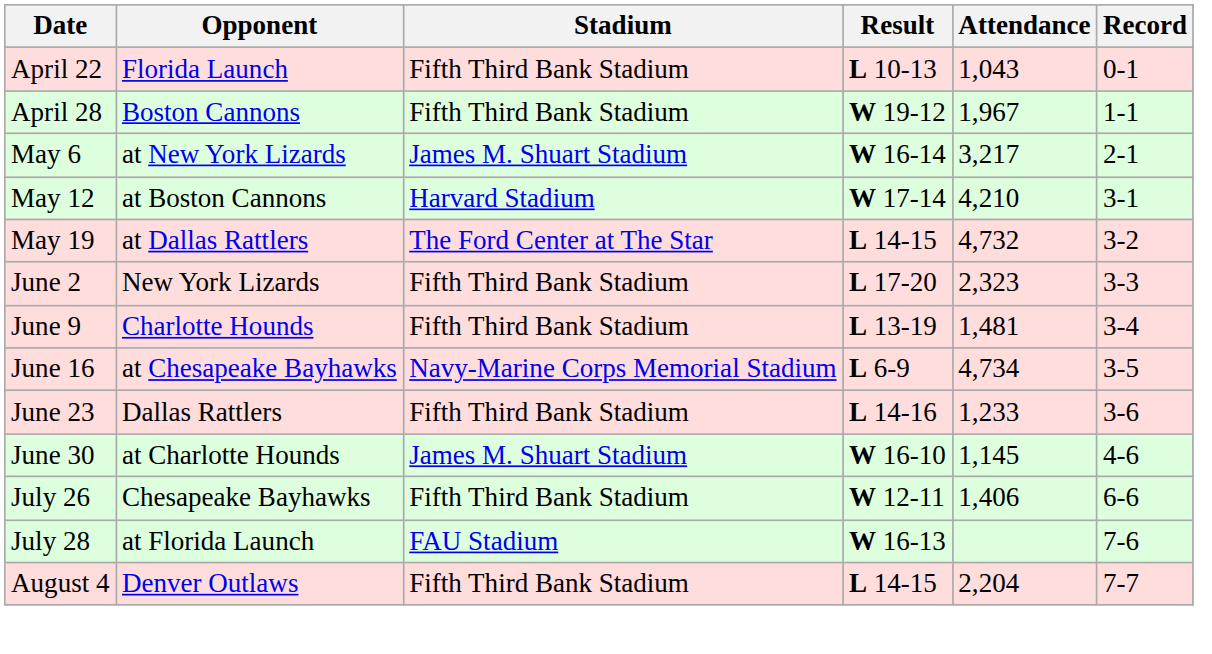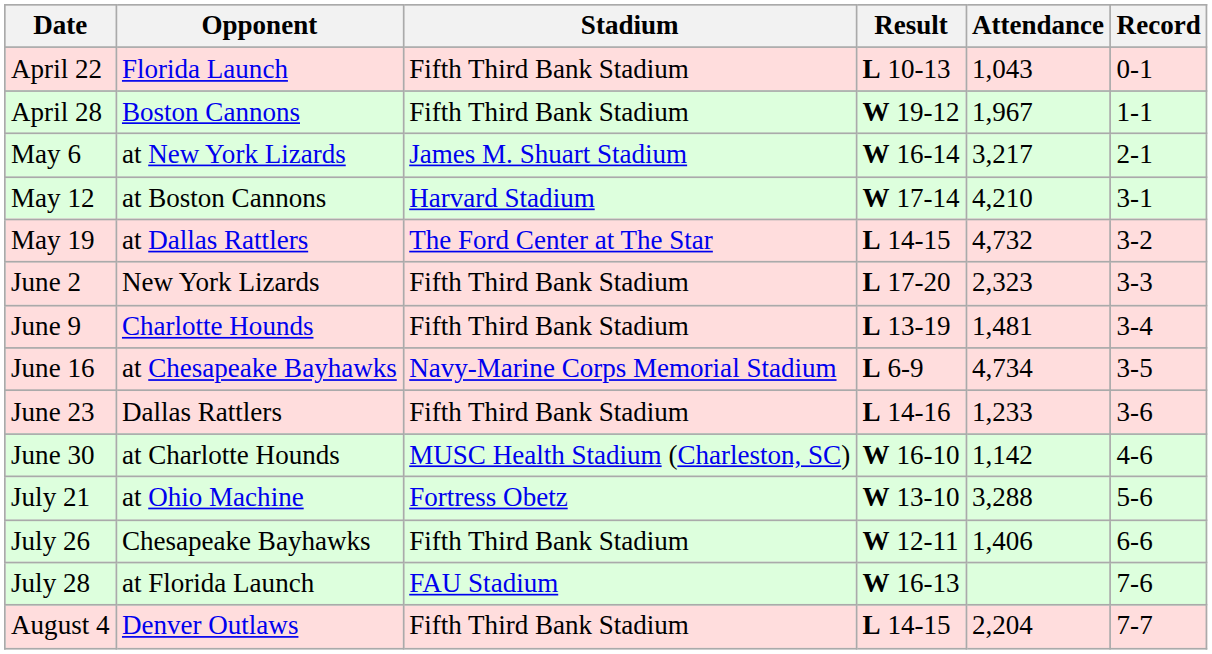(548, 454) James M. Shuart Stadium -> (630, 454) MUSC Health Stadium (Charleston, SC)
(989, 454) 1,145 -> (1002, 454) 1,142
+ row: (51, 497)
